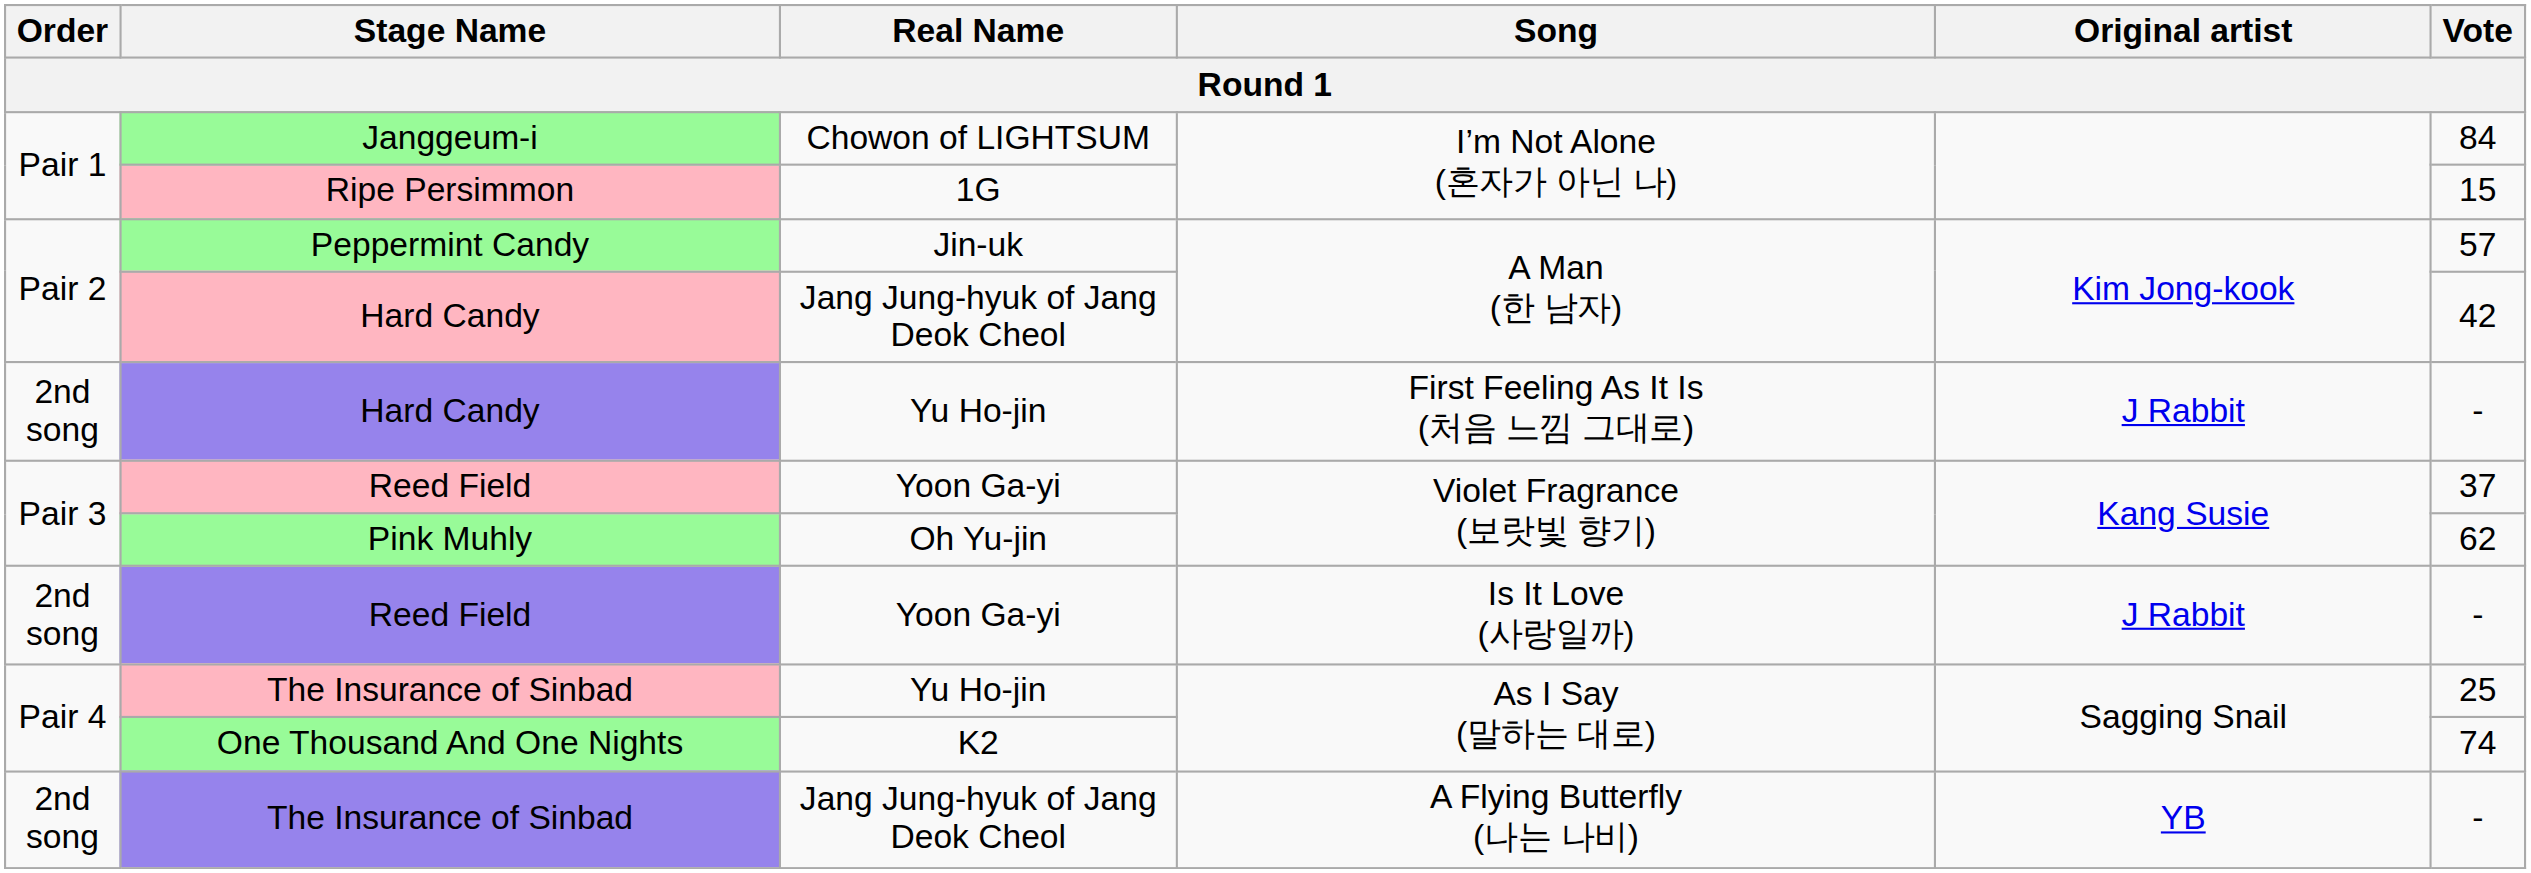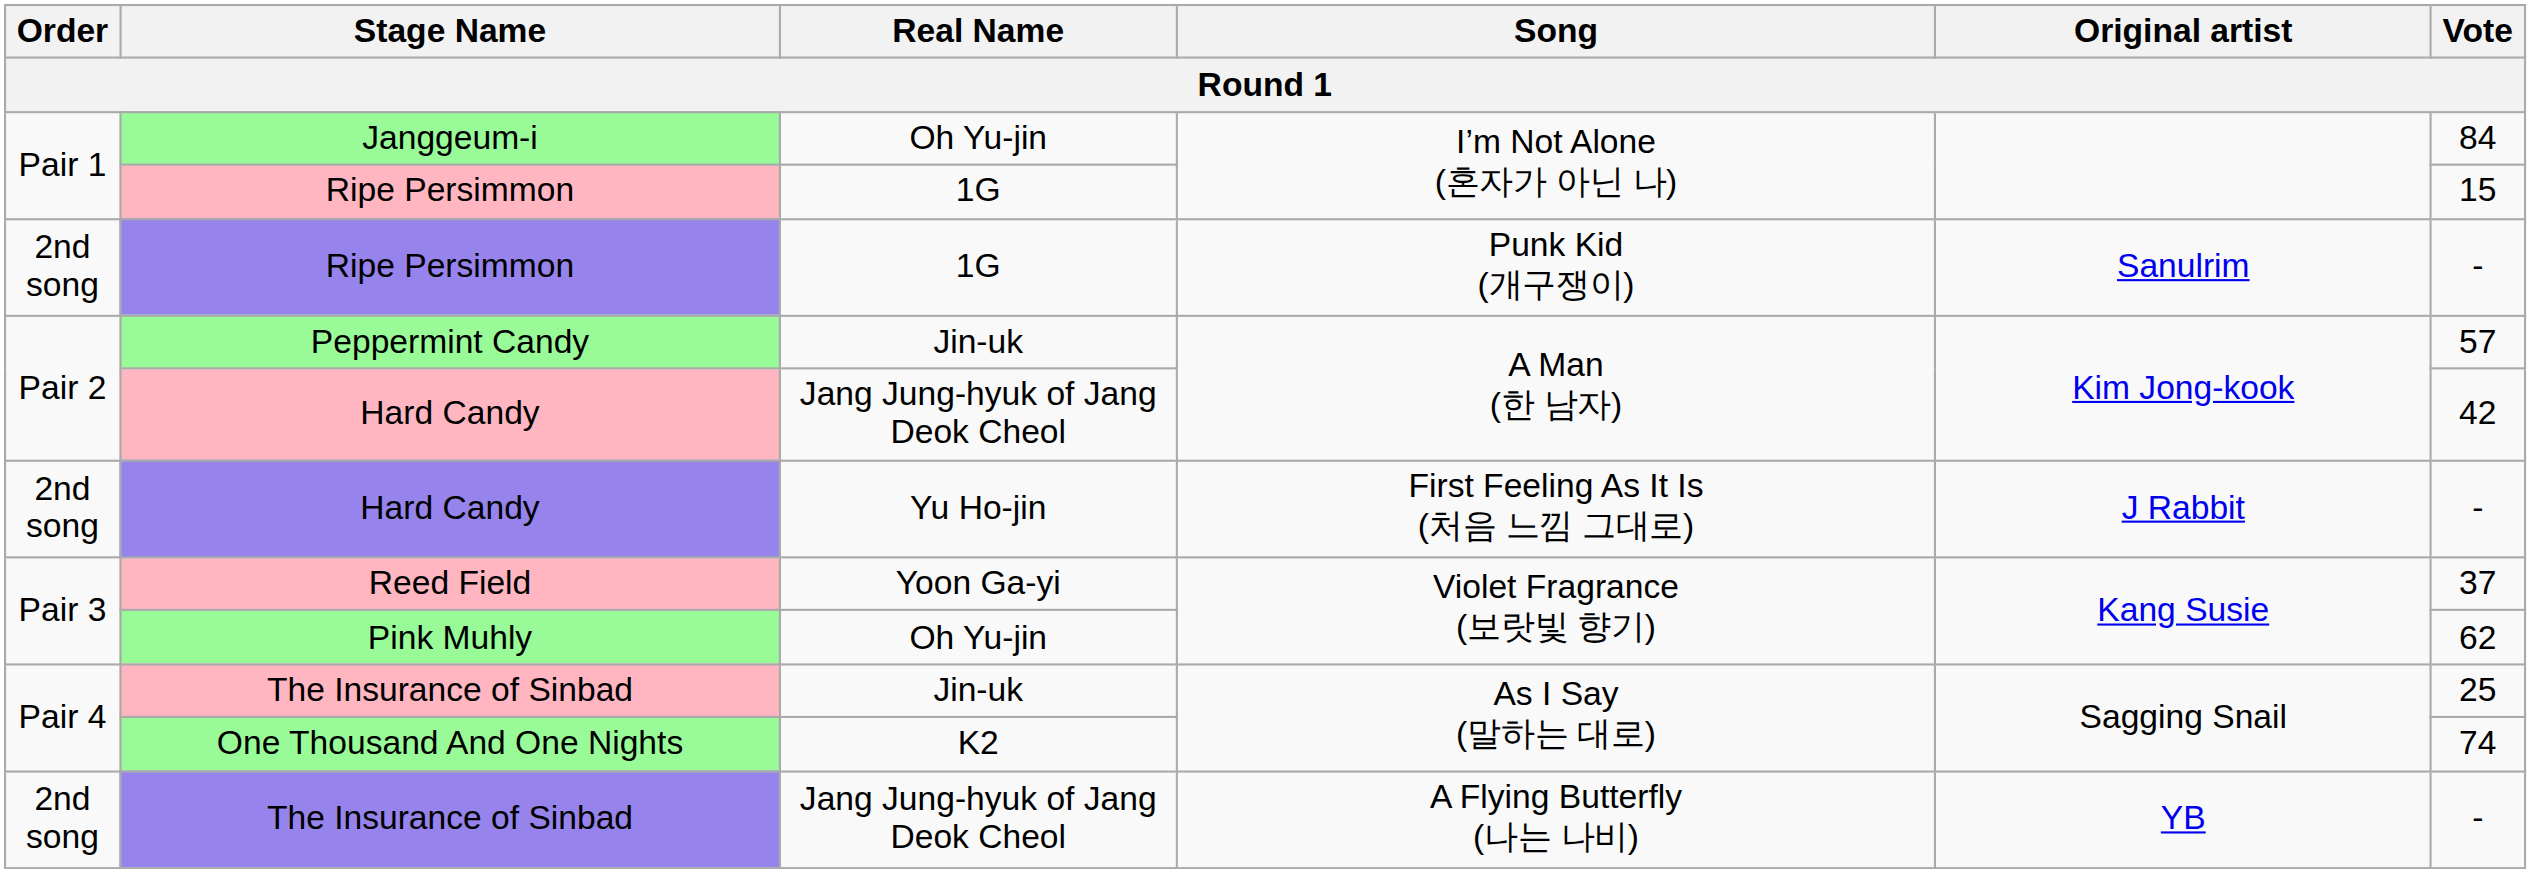(978, 137) Chowon of LIGHTSUM -> (978, 137) Oh Yu-jin
+ row: (450, 266)
- row: (450, 614)
(978, 690) Yu Ho-jin -> (978, 690) Jin-uk
